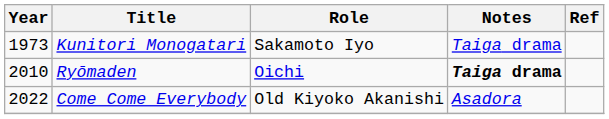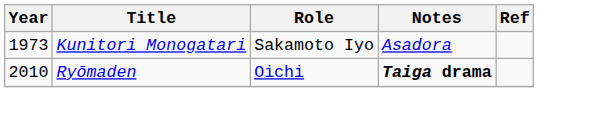(507, 45) Taiga drama -> (417, 45) Asadora
- row: (151, 100)
